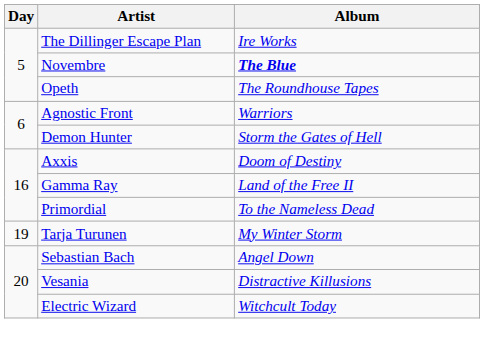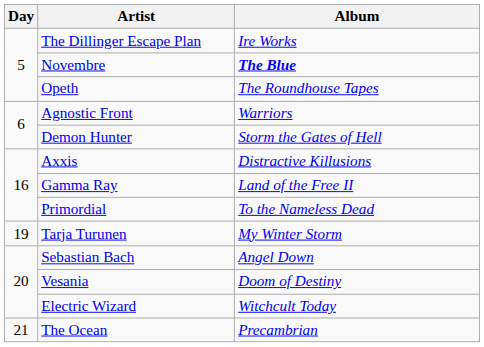(290, 161) Doom of Destiny -> (305, 161) Distractive Killusions
(305, 281) Distractive Killusions -> (290, 281) Doom of Destiny
+ row: (74, 329)
